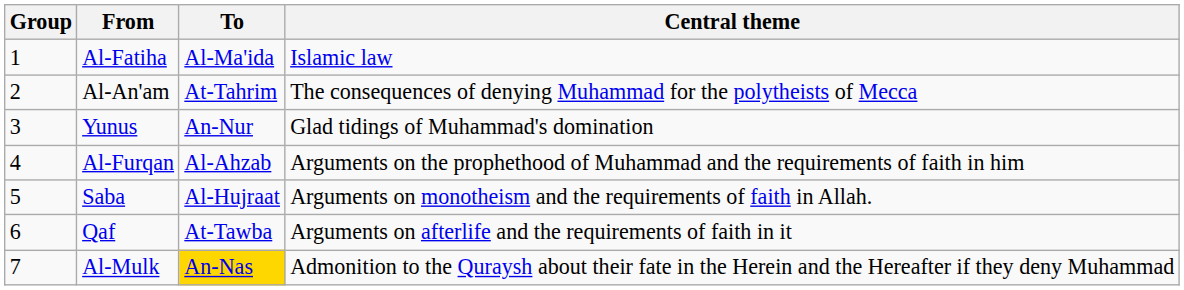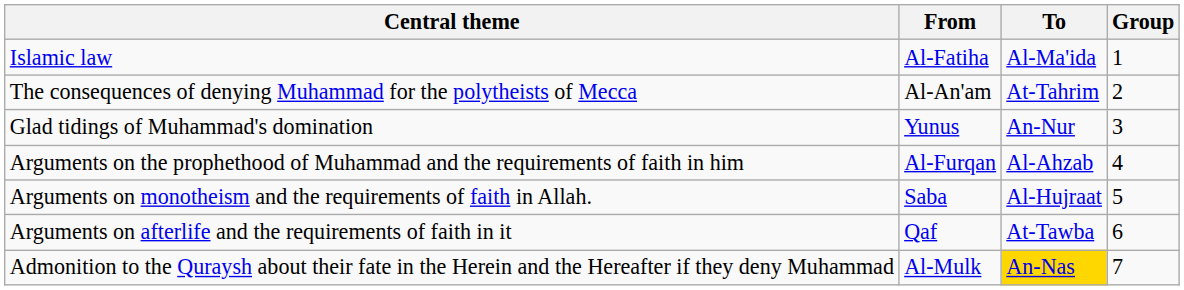columns swapped: (41, 22) <-> (732, 22)
